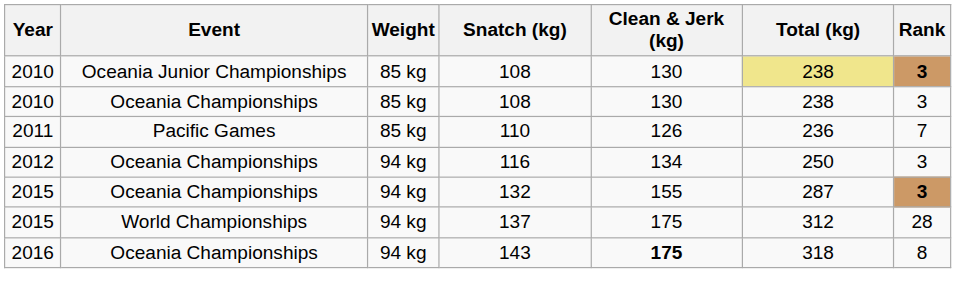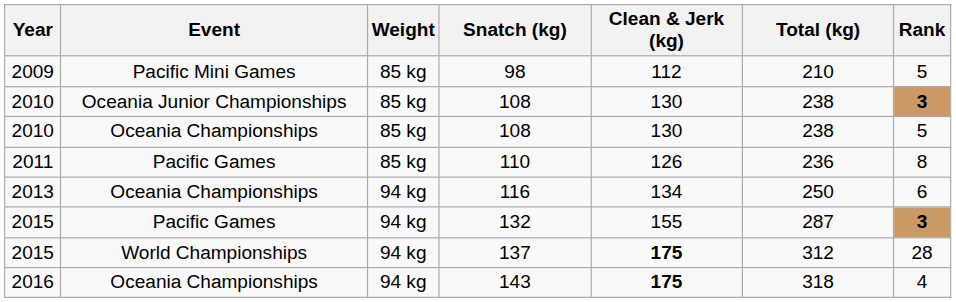+ row: (214, 71)
(818, 71) khaki background -> (818, 101) no background
(922, 101) 3 -> (922, 131) 5
(922, 131) 7 -> (922, 161) 8
(33, 161) 2012 -> (33, 191) 2013
(922, 161) 3 -> (922, 191) 6
+ row: (214, 222)
- row: (214, 191)
(666, 222) normal -> (666, 252) bold
(922, 252) 8 -> (922, 282) 4
